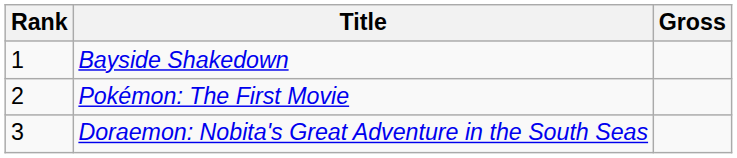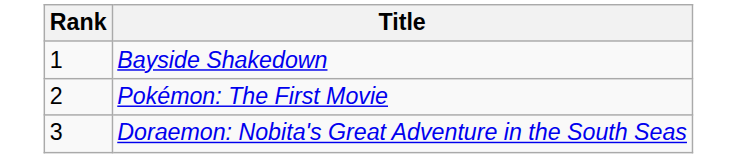- column: (692, 22)
